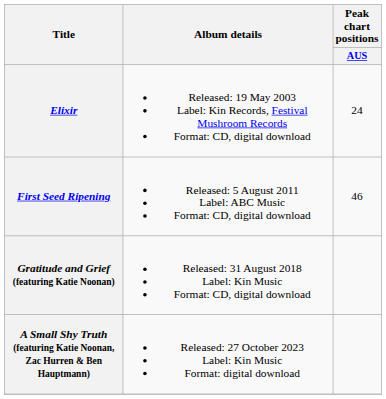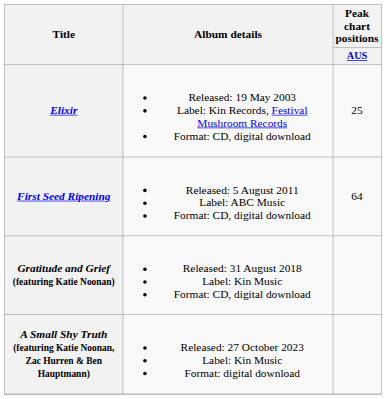(357, 110) 24 -> (357, 110) 25
(357, 196) 46 -> (357, 196) 64
